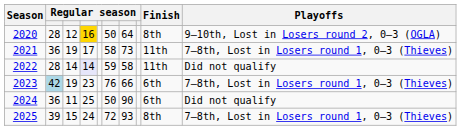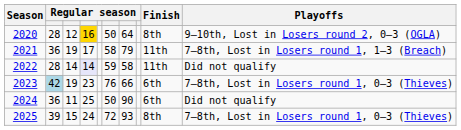(127, 51) 73 -> (127, 51) 79
(319, 51) 7–8th, Lost in Losers round 1, 0–3 (Thieves) -> (316, 51) 7–8th, Lost in Losers round 1, 1–3 (Breach)
